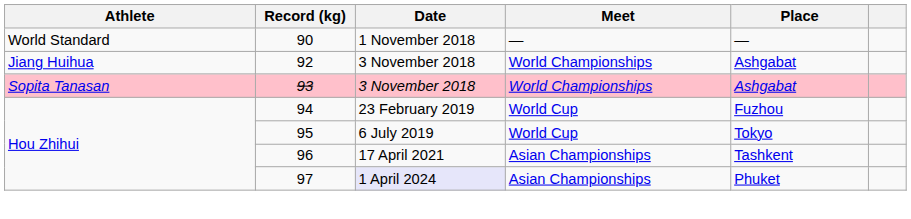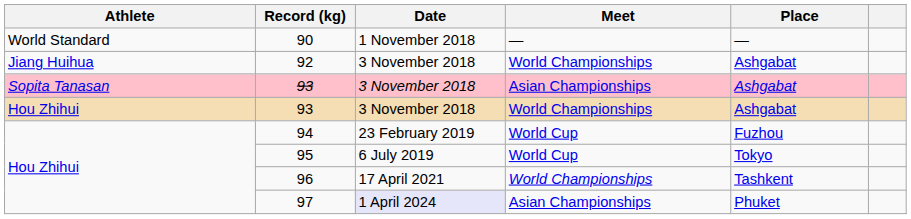(581, 86) World Championships -> (580, 86) Asian Championships
+ row: (43, 109)
(580, 156) Asian Championships -> (581, 179) World Championships
